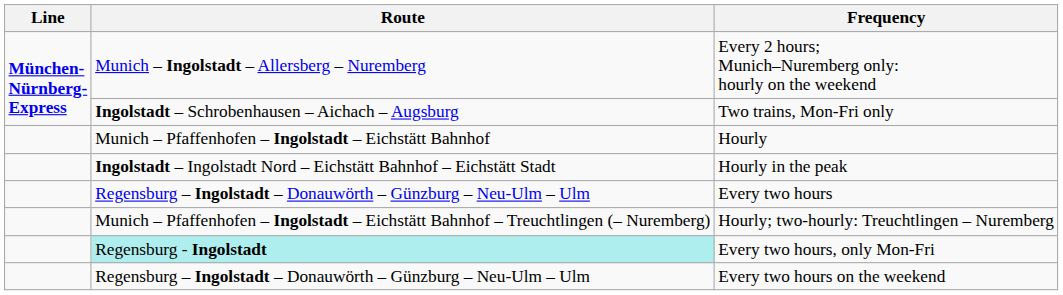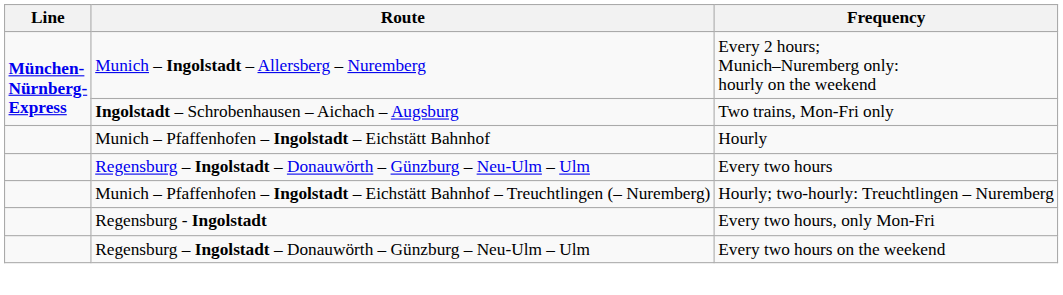- row: (783, 166)
(181, 248) paleturquoise background -> (181, 221) no background
